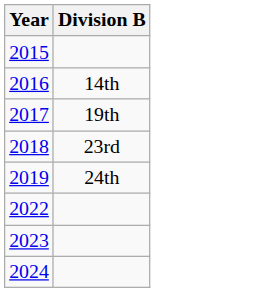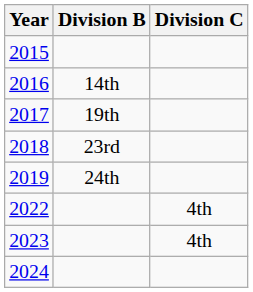+ column: (199, 20)
